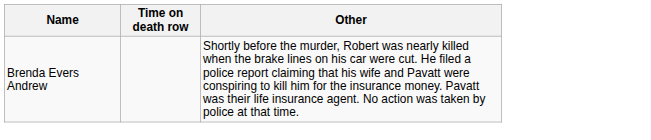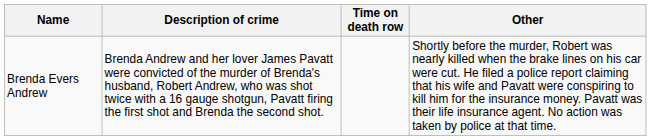+ column: (222, 20)
